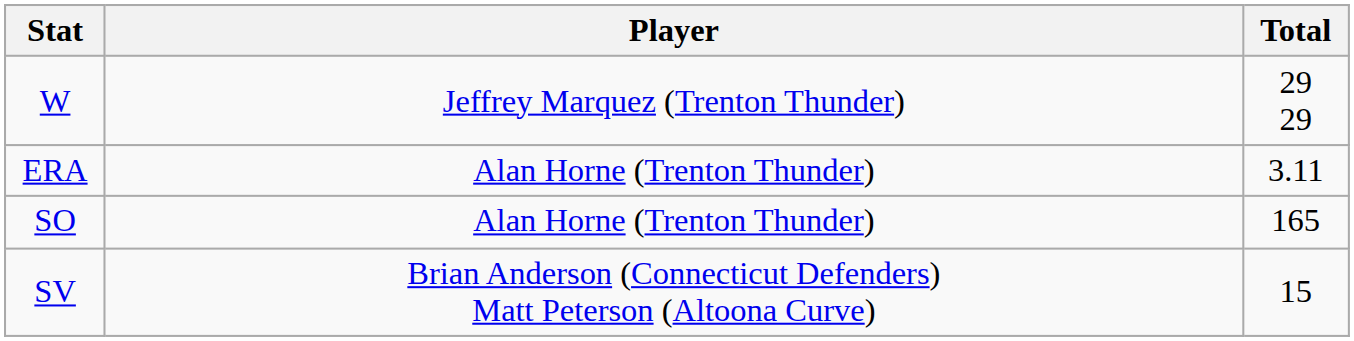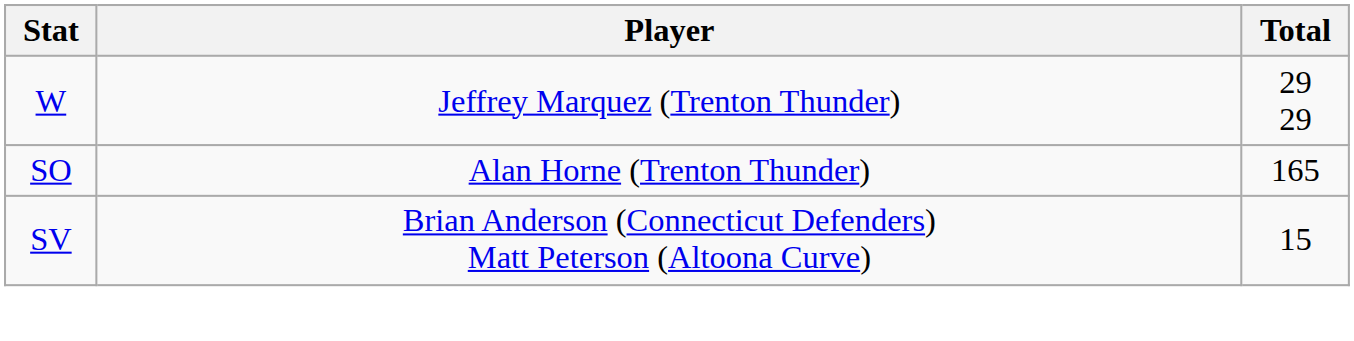- row: (55, 169)
